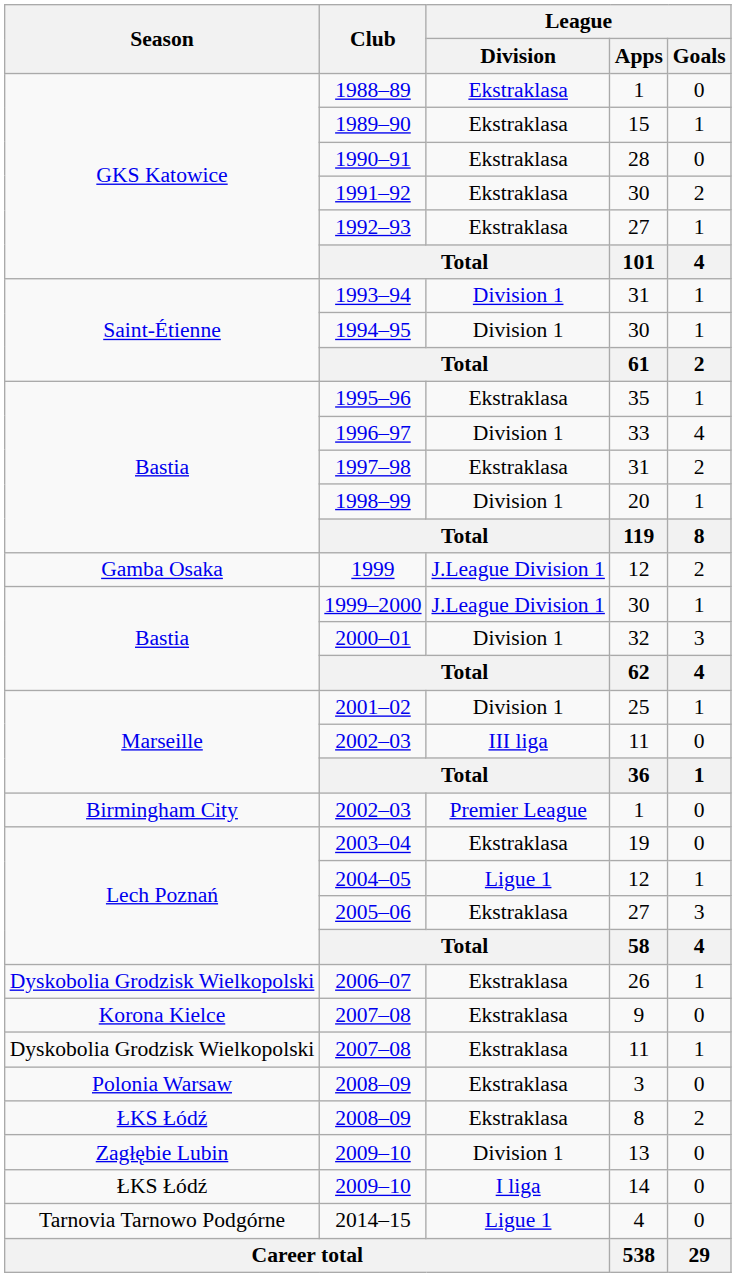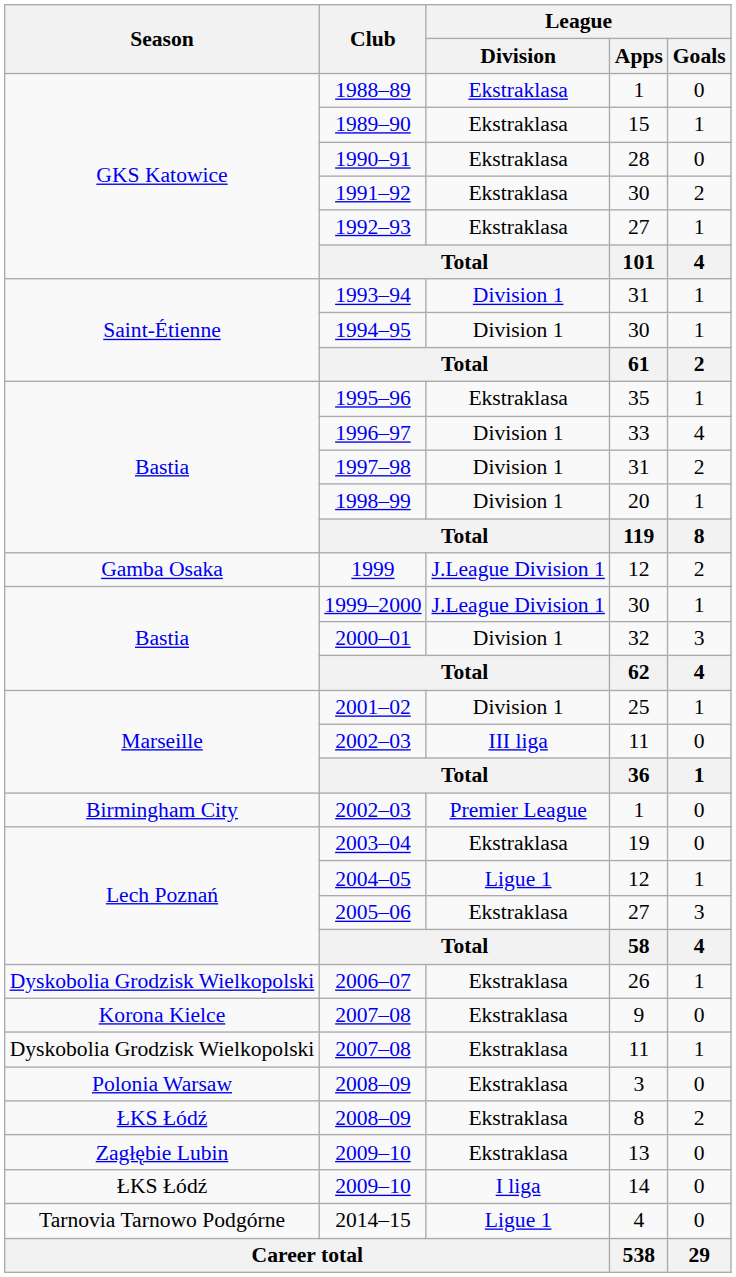(518, 466) Ekstraklasa -> (518, 466) Division 1
(518, 1152) Division 1 -> (518, 1152) Ekstraklasa
